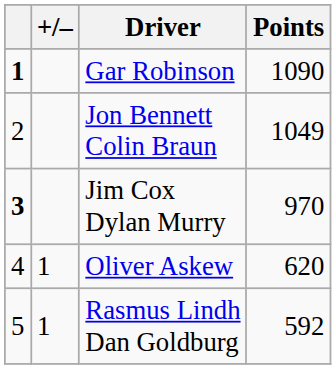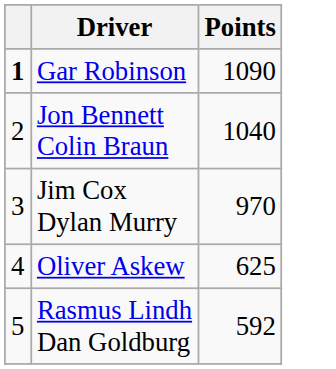- column: (55, 26)
(298, 130) 1049 -> (249, 130) 1040
(18, 206) bold -> (18, 206) normal
(304, 266) 620 -> (256, 266) 625
